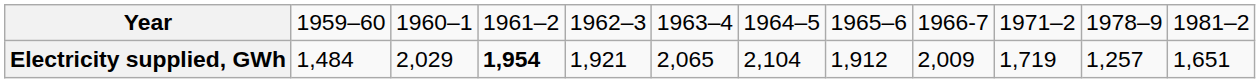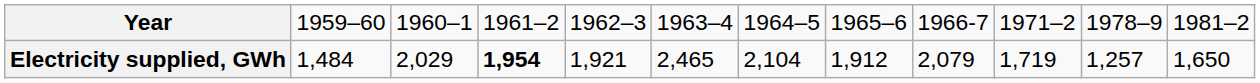(685, 58) 2,065 -> (685, 58) 2,465
(946, 58) 2,009 -> (946, 58) 2,079
(1202, 58) 1,651 -> (1202, 58) 1,650
